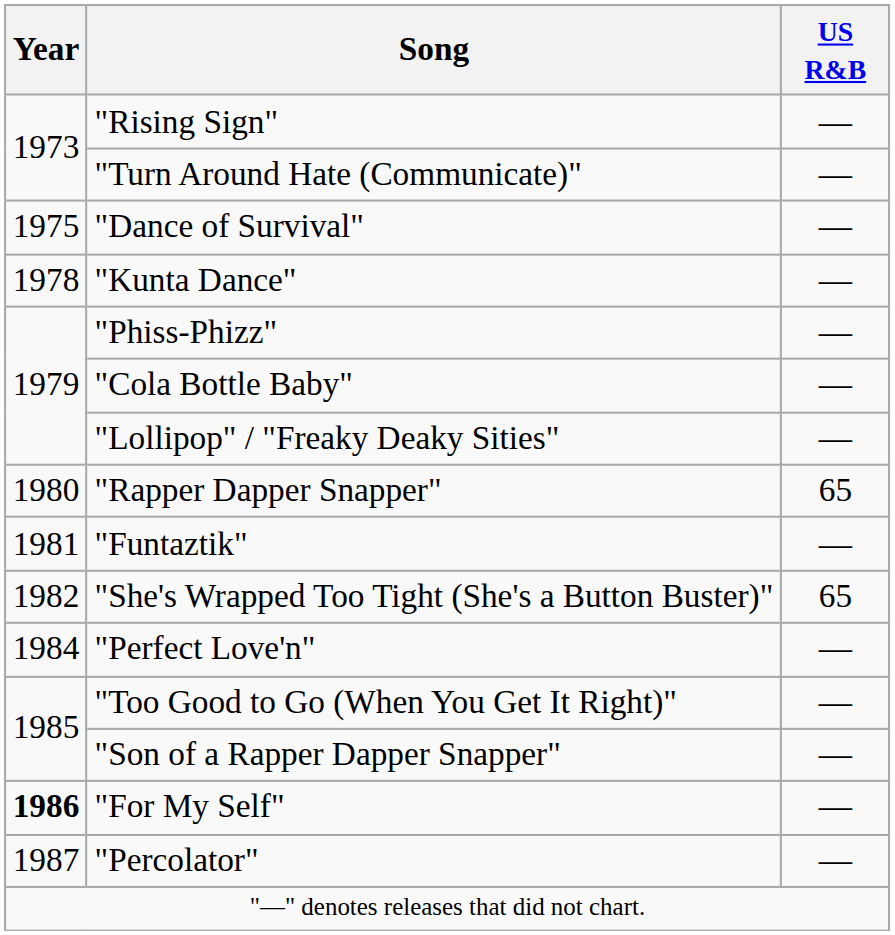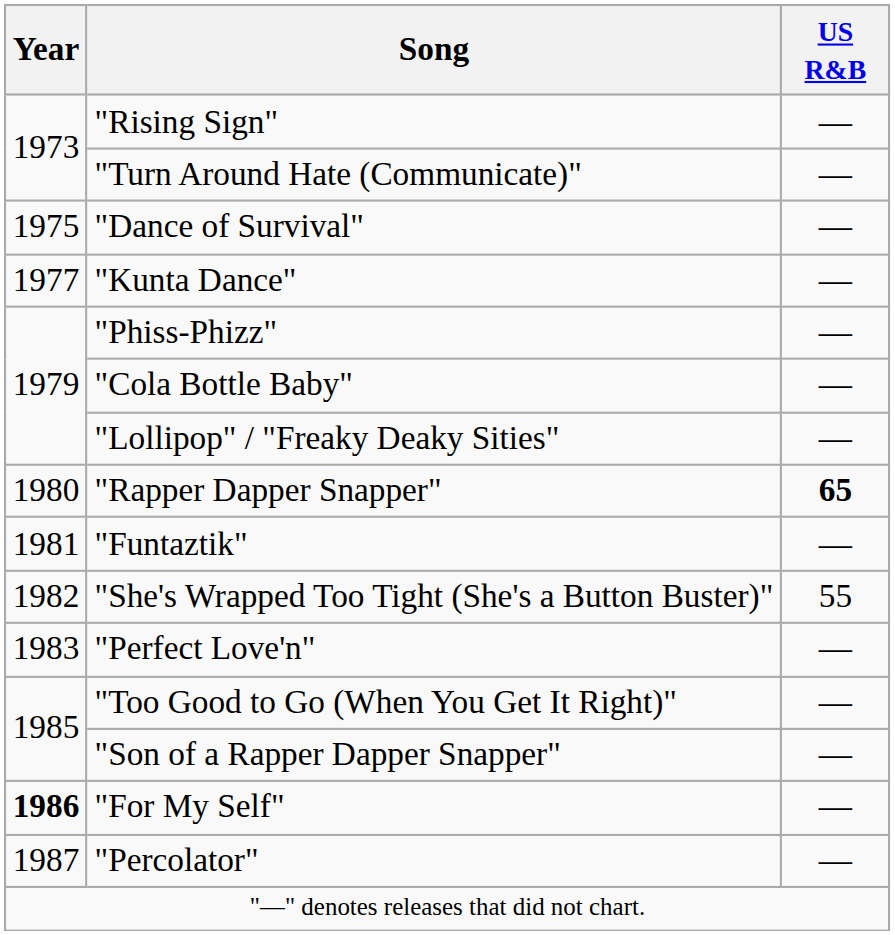(46, 279) 1978 -> (46, 279) 1977
(835, 490) normal -> (835, 490) bold
(835, 596) 65 -> (835, 596) 55
(46, 648) 1984 -> (46, 648) 1983
